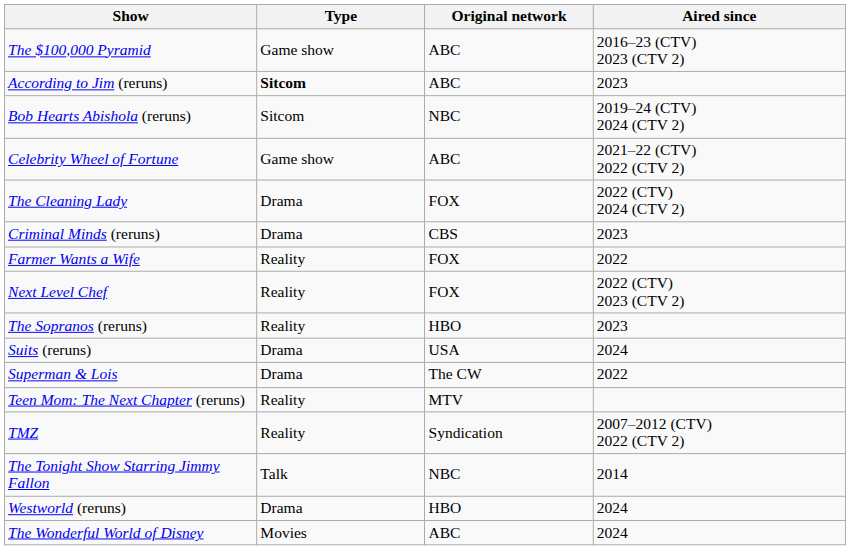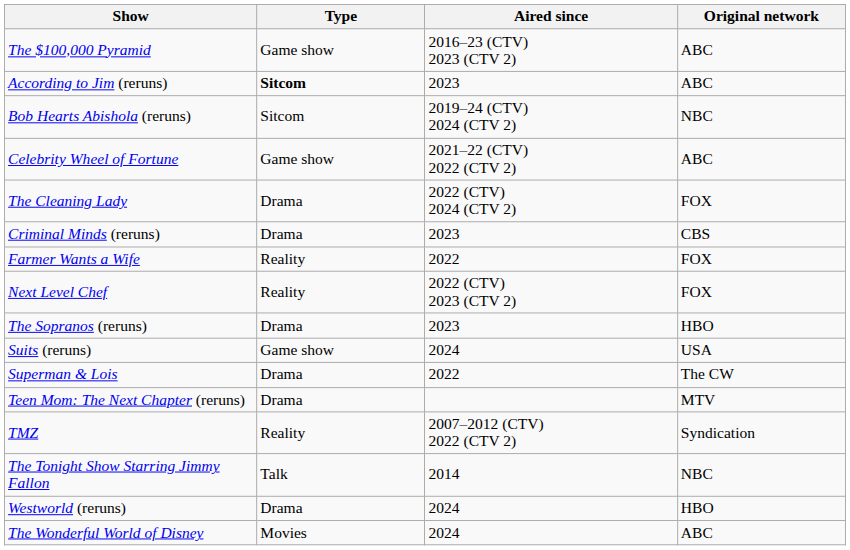columns swapped: (509, 16) <-> (719, 16)
(283, 325) Reality -> (281, 325) Drama
(281, 350) Drama -> (297, 350) Game show
(283, 399) Reality -> (281, 399) Drama
